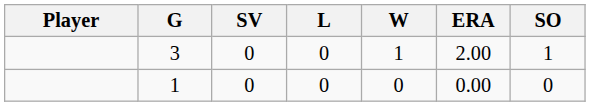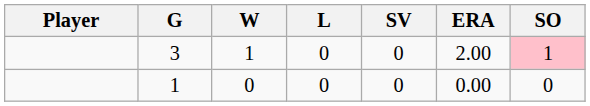columns swapped: (399, 20) <-> (249, 20)
(548, 52) no background -> (548, 52) pink background
